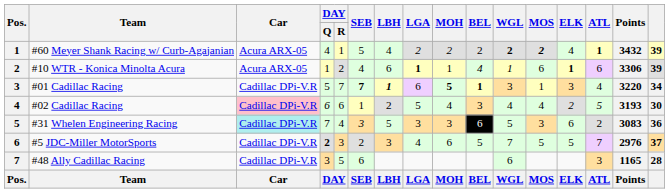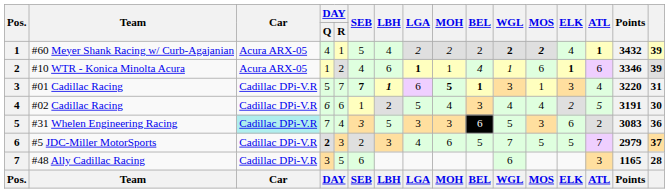(630, 68) 3306 -> (630, 68) 3346
(656, 86) 34 -> (656, 86) 31
(278, 105) pink background -> (278, 105) no background
(630, 105) 3193 -> (630, 105) 3191
(630, 142) 2976 -> (630, 142) 2979
